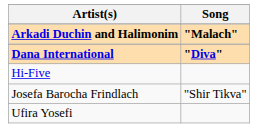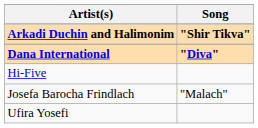(211, 34) "Malach" -> (215, 34) "Shir Tikva"
(215, 93) "Shir Tikva" -> (204, 93) "Malach"
